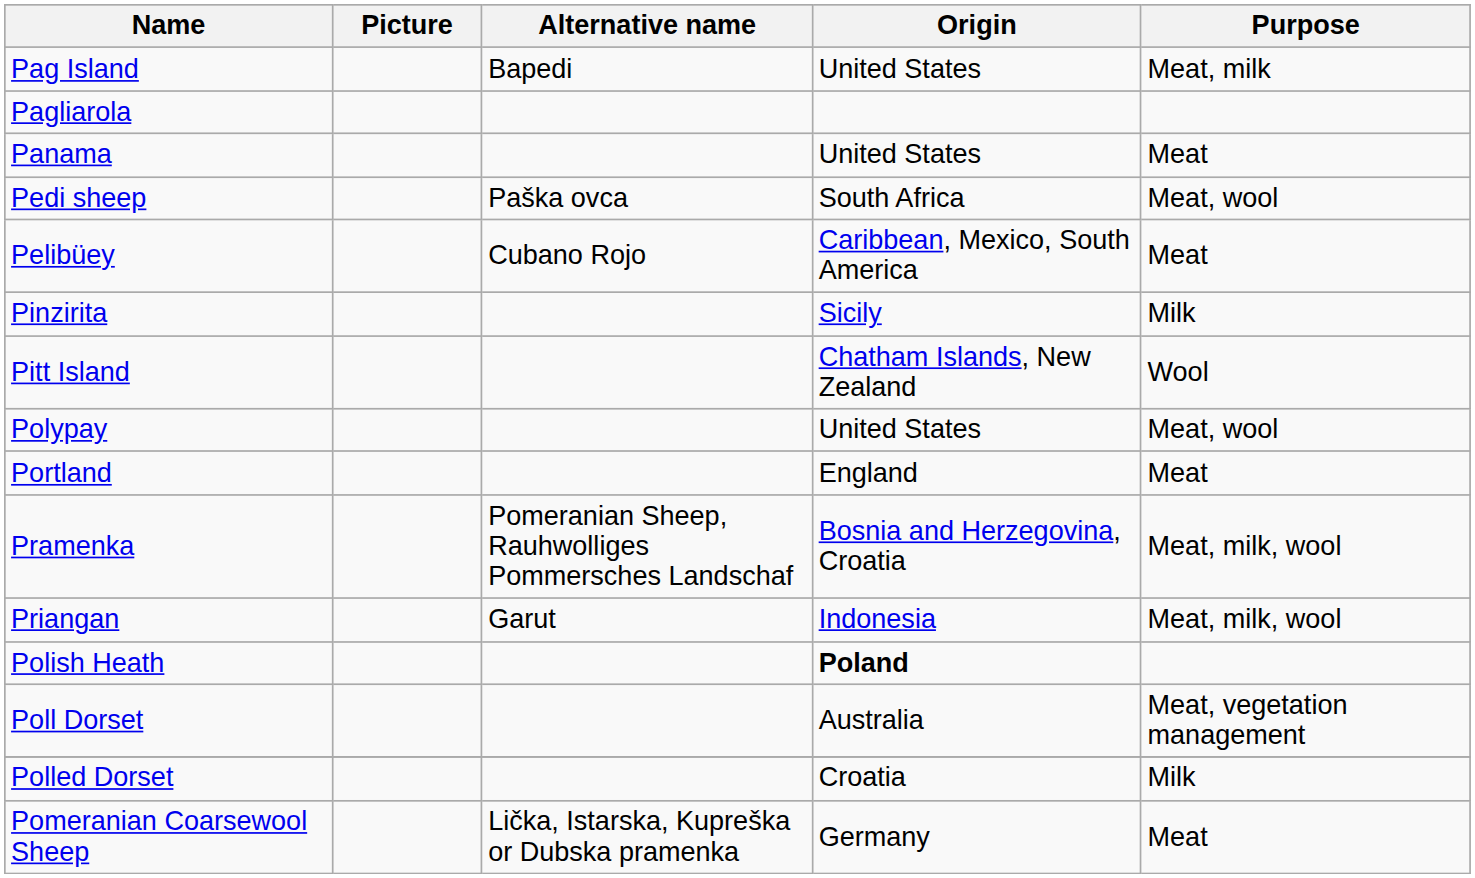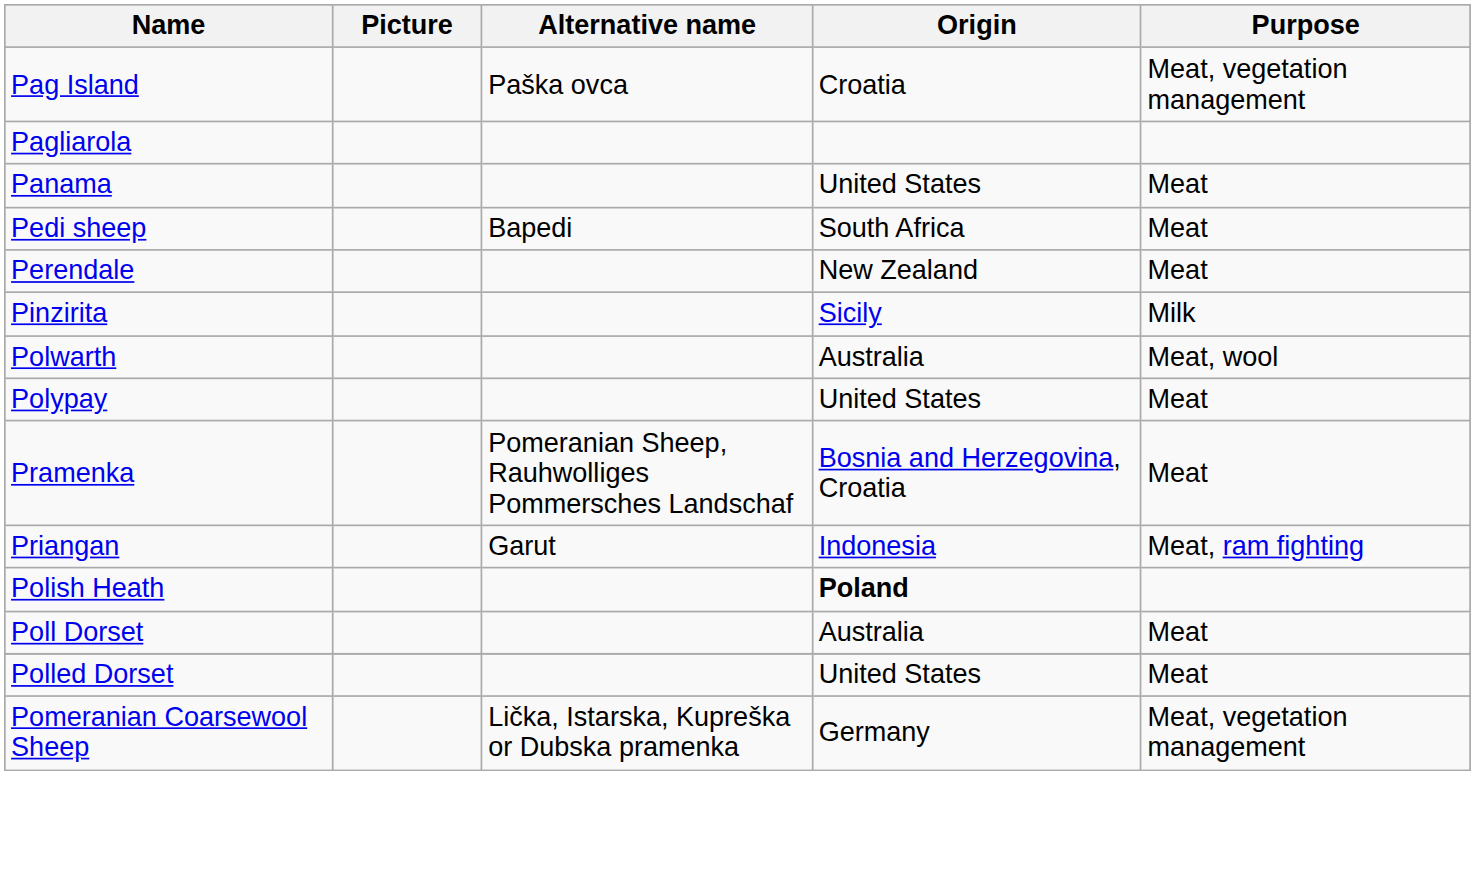(530, 68) Bapedi -> (558, 84) Paška ovca
(900, 68) United States -> (862, 84) Croatia
(1209, 68) Meat, milk -> (1248, 84) Meat, vegetation management
(558, 197) Paška ovca -> (530, 227) Bapedi
(1213, 197) Meat, wool -> (1178, 227) Meat
- row: (63, 255)
+ row: (73, 270)
- row: (70, 371)
+ row: (64, 356)
(1213, 429) Meat, wool -> (1178, 399) Meat
- row: (61, 472)
(1244, 546) Meat, milk, wool -> (1178, 472) Meat
(1244, 619) Meat, milk, wool -> (1256, 546) Meat, ram fighting
(1248, 720) Meat, vegetation management -> (1178, 631) Meat
(862, 778) Croatia -> (900, 674) United States
(1172, 778) Milk -> (1178, 674) Meat
(1178, 836) Meat -> (1248, 732) Meat, vegetation management
